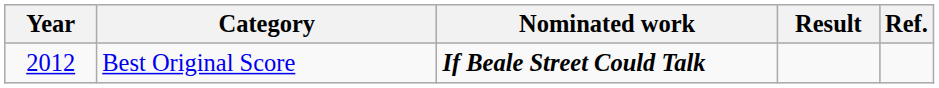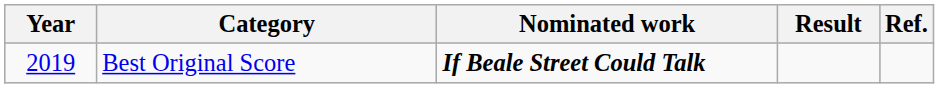(51, 62) 2012 -> (51, 62) 2019
